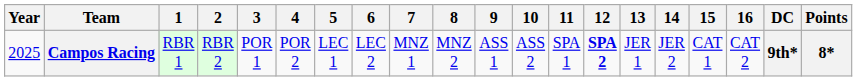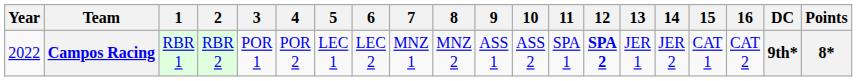(24, 52) 2025 -> (24, 52) 2022
